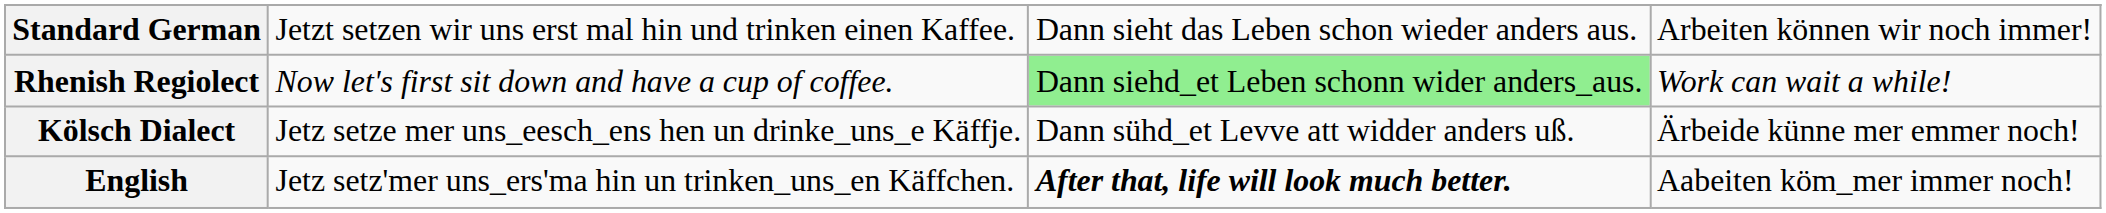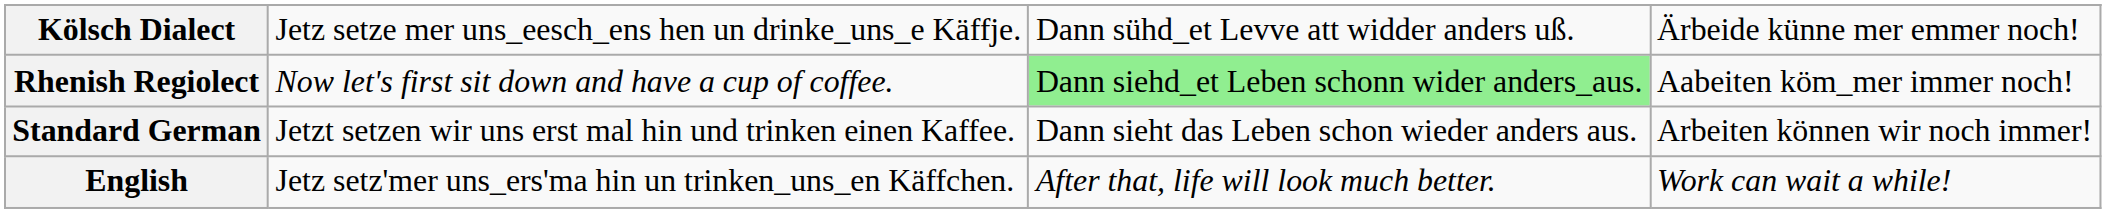rows swapped: (137, 130) <-> (137, 29)
(1804, 80) Work can wait a while! -> (1865, 80) Aabeiten köm_mer immer noch!
(1274, 181) bold -> (1266, 181) normal
(1865, 181) Aabeiten köm_mer immer noch! -> (1804, 181) Work can wait a while!
